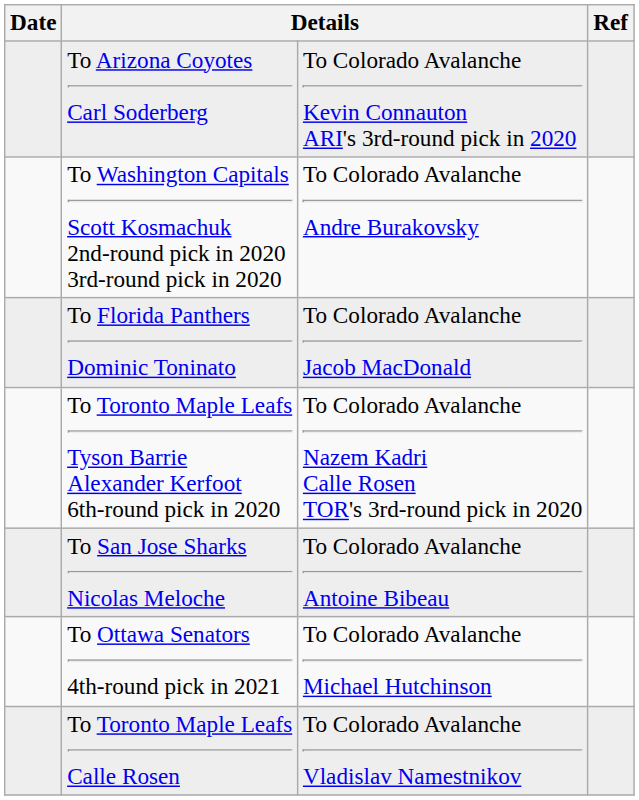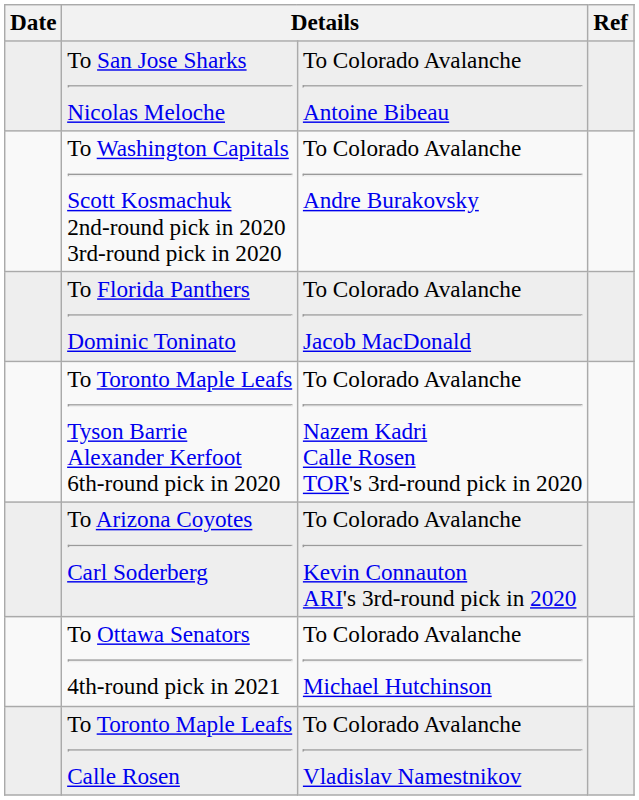rows swapped: (180, 85) <-> (180, 572)
